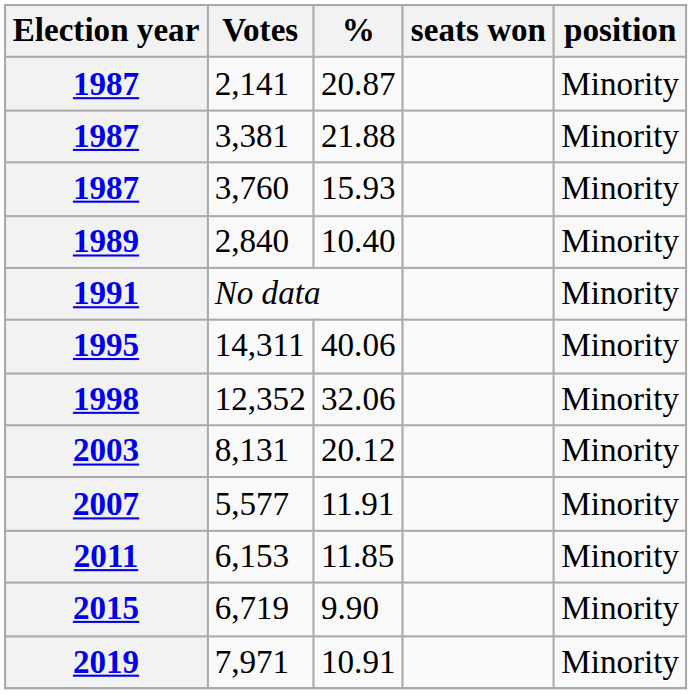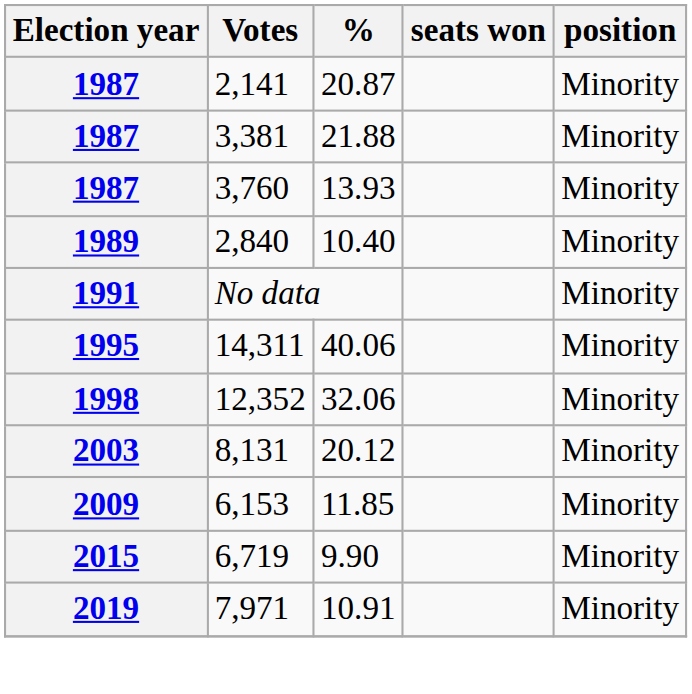(358, 188) 15.93 -> (358, 188) 13.93
- row: (252, 503)
(106, 556) 2011 -> (106, 503) 2009
